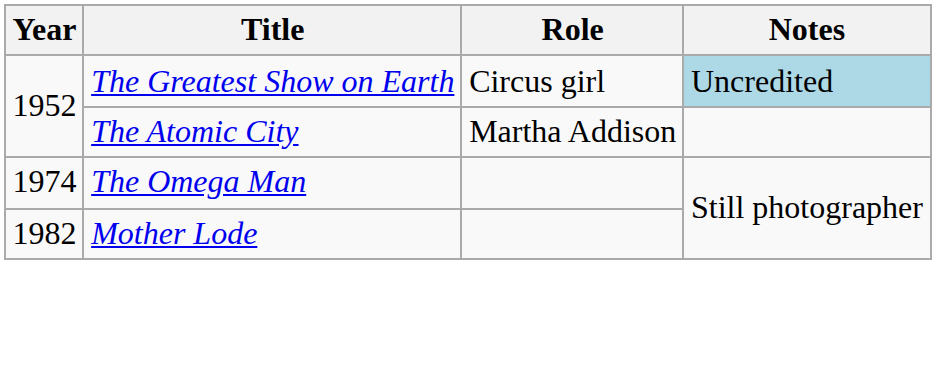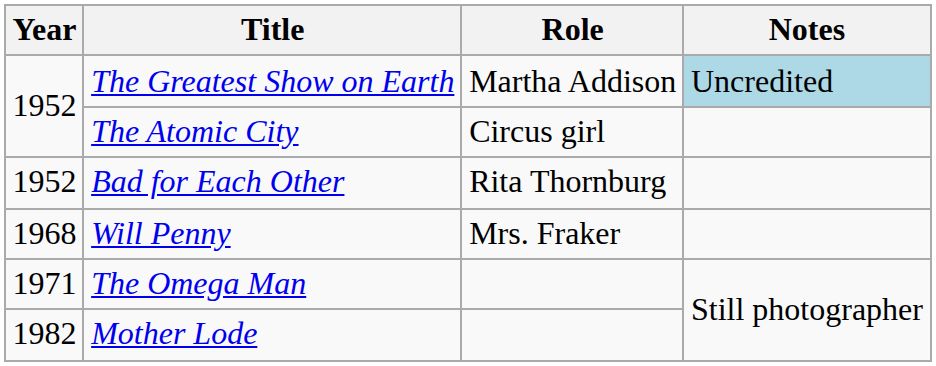(537, 80) Circus girl -> (573, 80) Martha Addison
(573, 131) Martha Addison -> (537, 131) Circus girl
+ row: (218, 182)
+ row: (161, 232)
(44, 182) 1974 -> (44, 283) 1971
